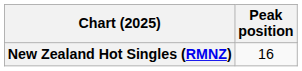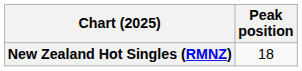(266, 54) 16 -> (266, 54) 18
